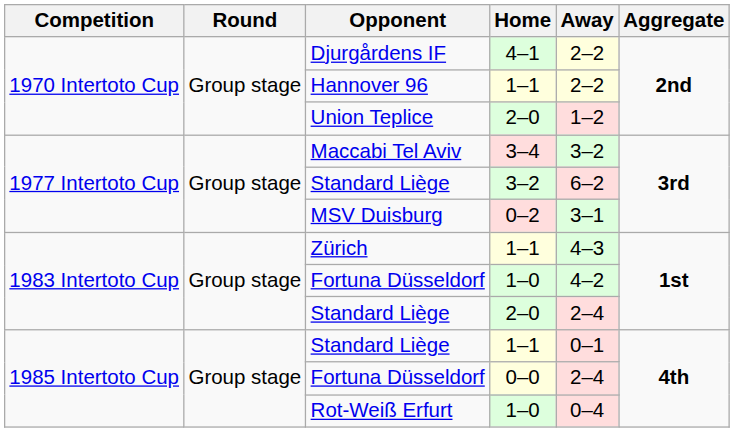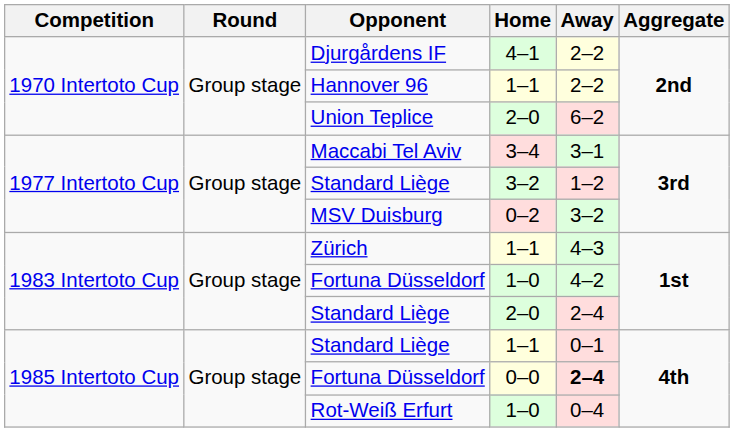(587, 118) 1–2 -> (587, 118) 6–2
(587, 150) 3–2 -> (587, 150) 3–1
(587, 183) 6–2 -> (587, 183) 1–2
(587, 215) 3–1 -> (587, 215) 3–2
(587, 378) normal -> (587, 378) bold
